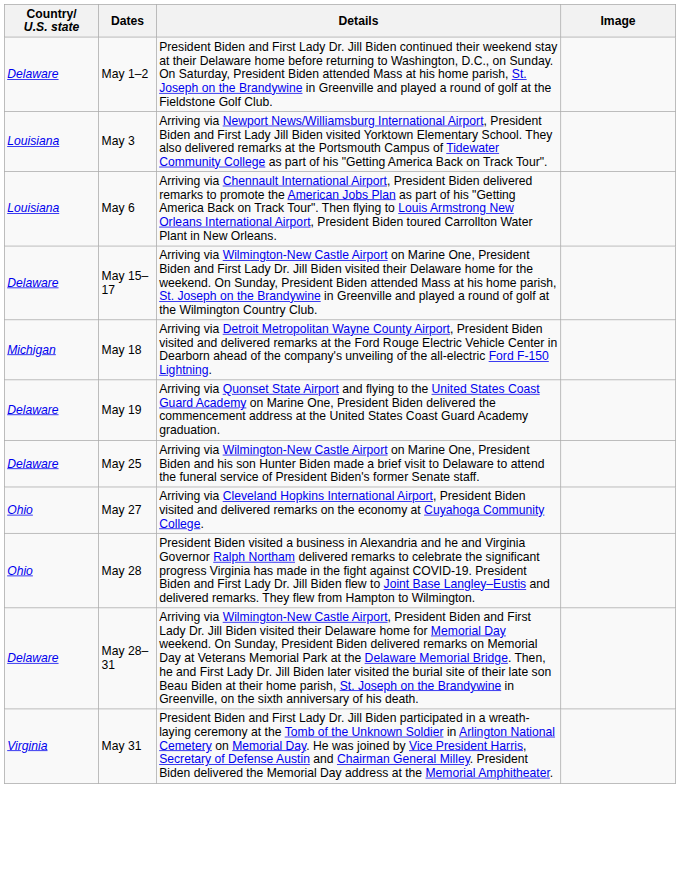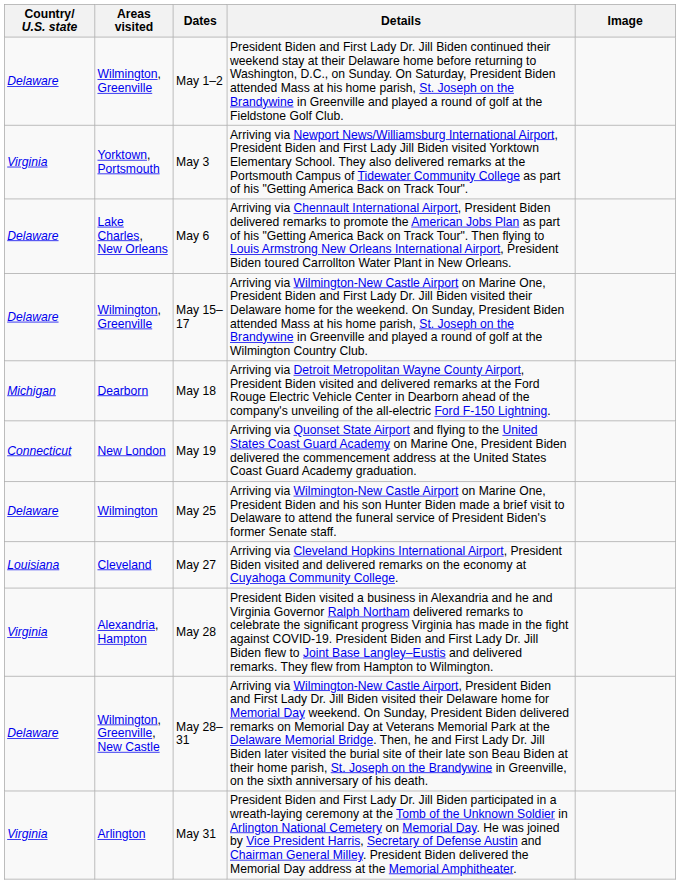+ column: (134, 20)
(33, 141) Louisiana -> (27, 162) Virginia
(33, 208) Louisiana -> (33, 236) Delaware
(33, 410) Delaware -> (39, 451) Connecticut
(20, 510) Ohio -> (33, 565) Louisiana
(20, 570) Ohio -> (27, 632) Virginia
